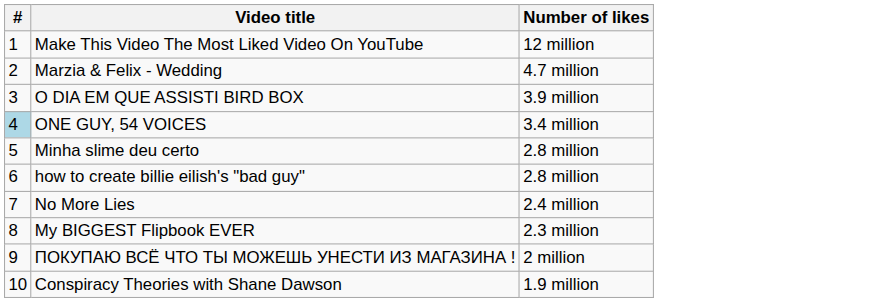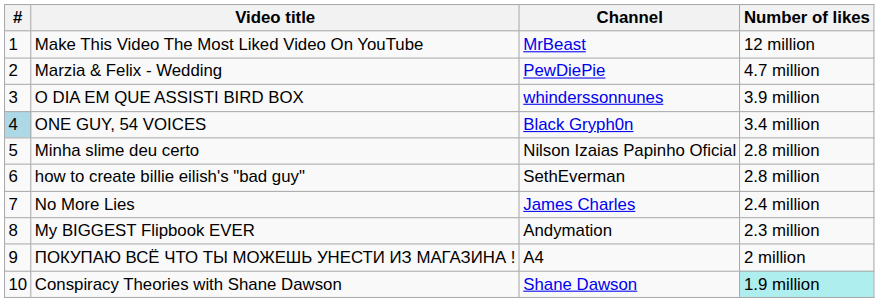+ column: (630, 17)
(561, 284) no background -> (782, 284) paleturquoise background
